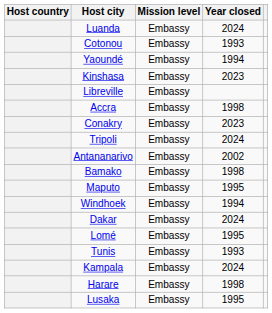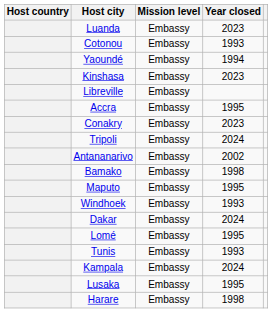(233, 28) 2024 -> (233, 28) 2023
(233, 108) 1998 -> (233, 108) 1995
(233, 204) 1994 -> (233, 204) 1993
rows swapped: (103, 300) <-> (103, 284)
